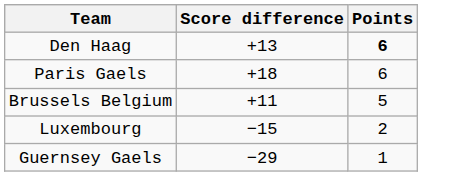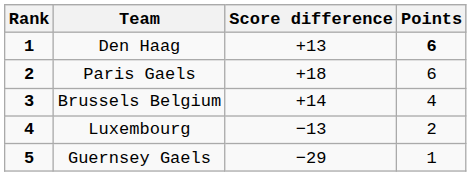+ column: (29, 19)
(262, 102) +11 -> (311, 102) +14
(383, 102) 5 -> (432, 102) 4
(262, 130) −15 -> (311, 130) −13
